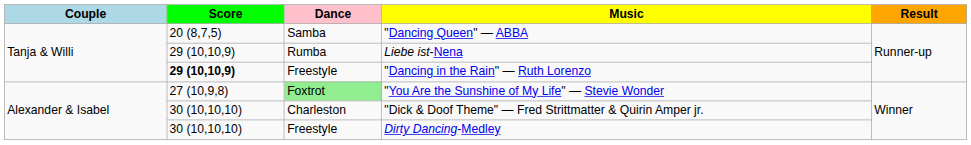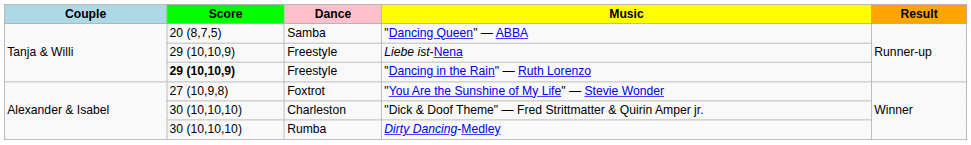(307, 52) Rumba -> (312, 52) Freestyle
(306, 91) lightgreen background -> (306, 91) no background
(312, 129) Freestyle -> (307, 129) Rumba
